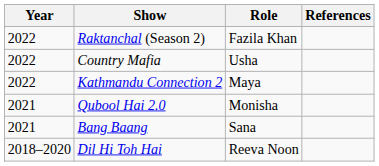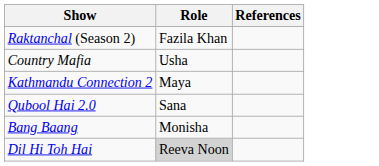- column: (39, 15)
(253, 104) Monisha -> (173, 104) Sana
(242, 127) Sana -> (184, 127) Monisha
(264, 149) no background -> (194, 149) lightgrey background
